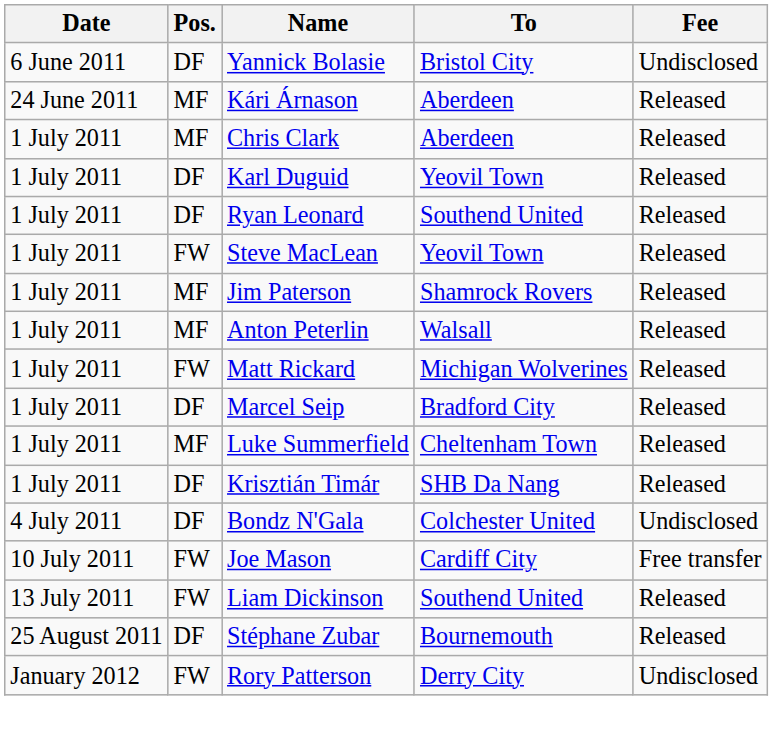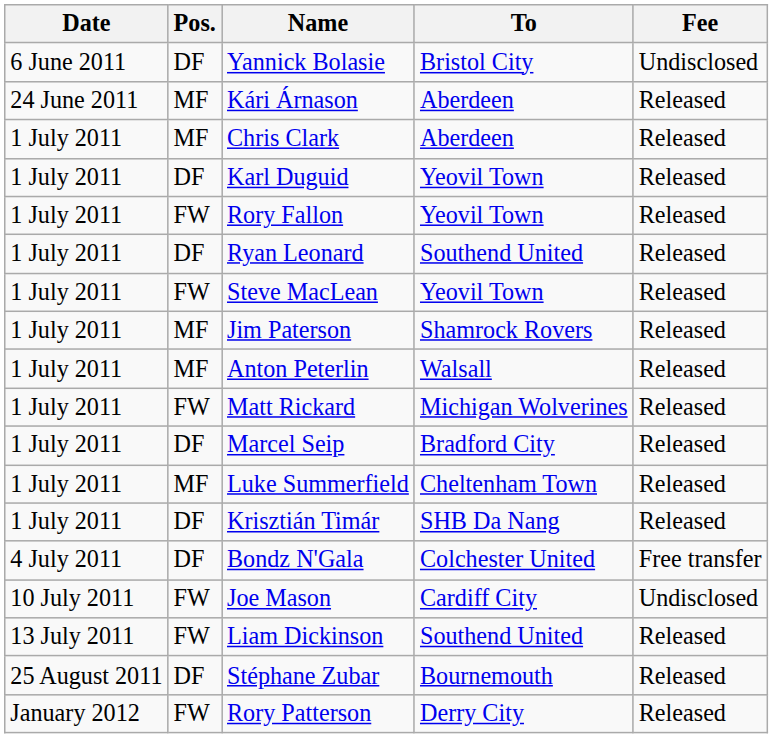+ row: (285, 215)
(698, 521) Undisclosed -> (700, 560) Free transfer
(700, 560) Free transfer -> (698, 598) Undisclosed
(698, 675) Undisclosed -> (682, 713) Released
